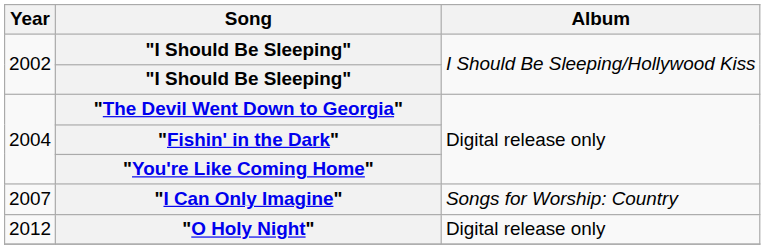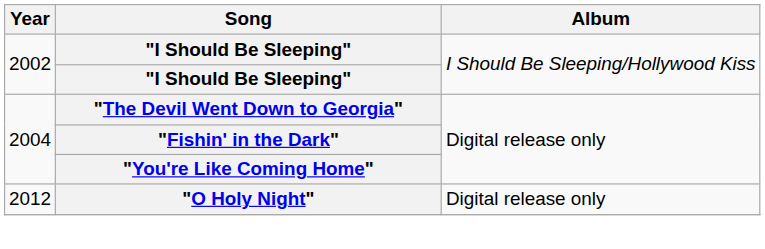- row: (30, 199)
